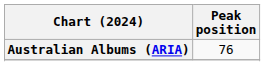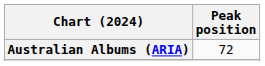(226, 50) 76 -> (226, 50) 72
